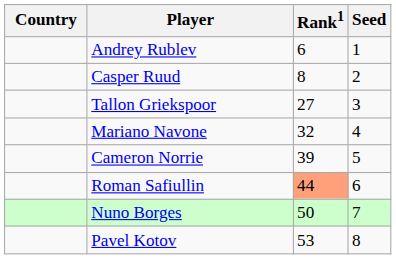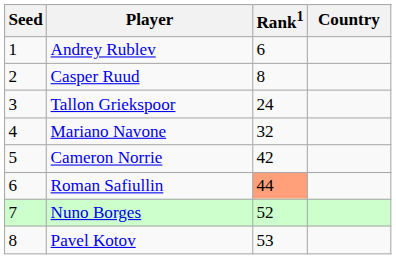columns swapped: (46, 20) <-> (369, 20)
(306, 104) 27 -> (265, 104) 24
(306, 158) 39 -> (265, 158) 42
(306, 212) 50 -> (265, 212) 52
